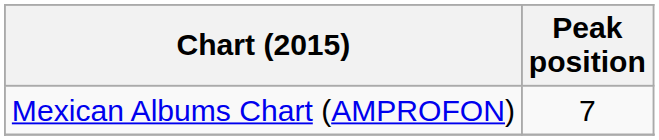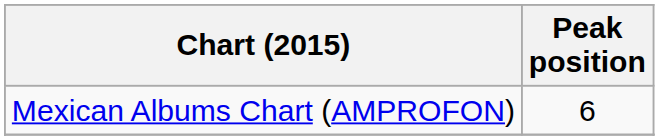(587, 109) 7 -> (587, 109) 6
